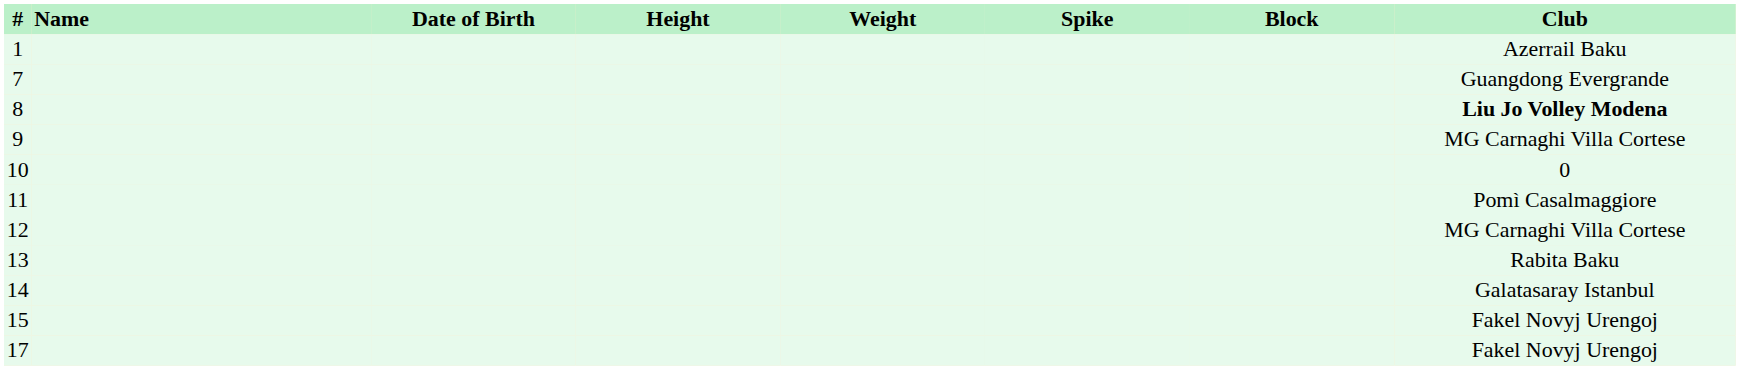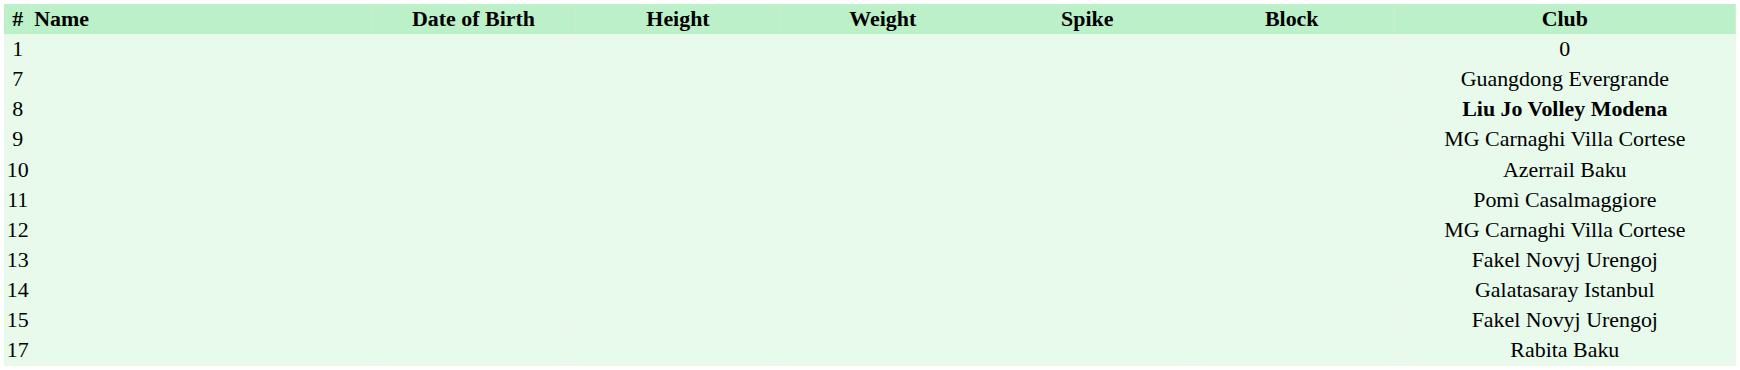(1565, 49) Azerrail Baku -> (1565, 49) 0
(1565, 169) 0 -> (1565, 169) Azerrail Baku
(1565, 260) Rabita Baku -> (1565, 260) Fakel Novyj Urengoj
(1565, 350) Fakel Novyj Urengoj -> (1565, 350) Rabita Baku
